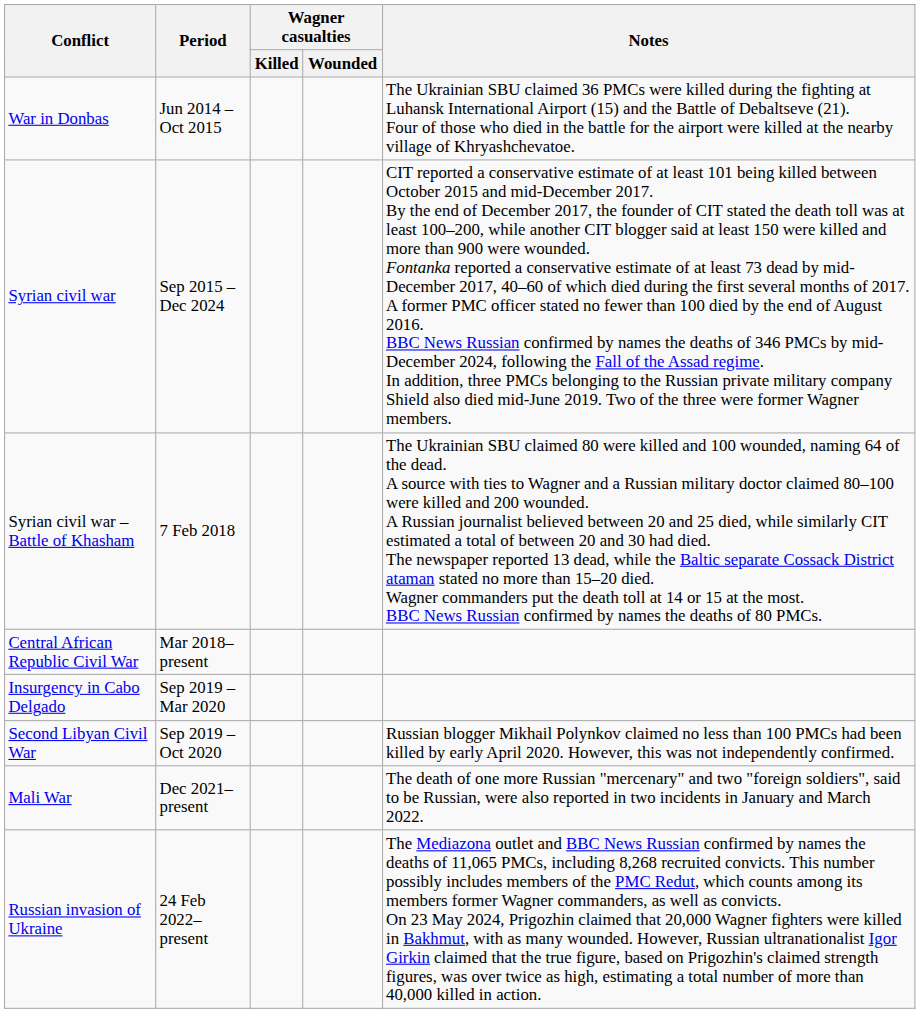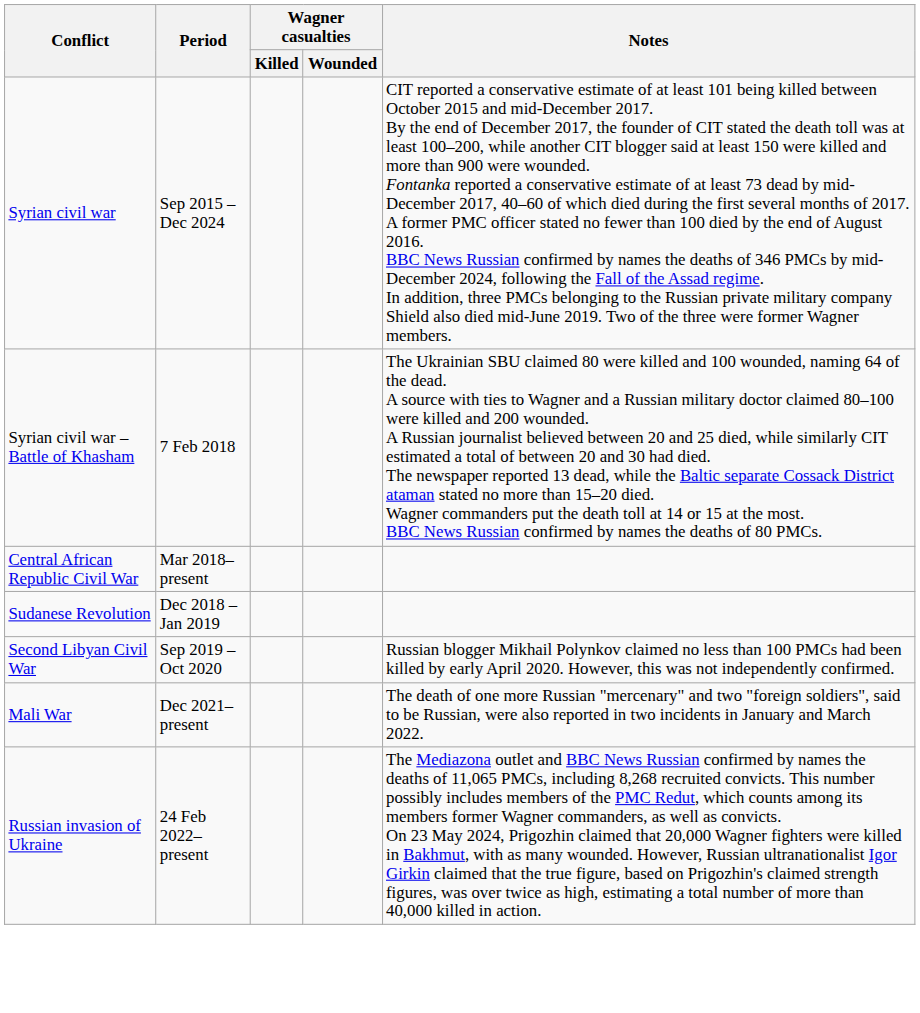- row: (59, 118)
+ row: (80, 614)
- row: (74, 697)
